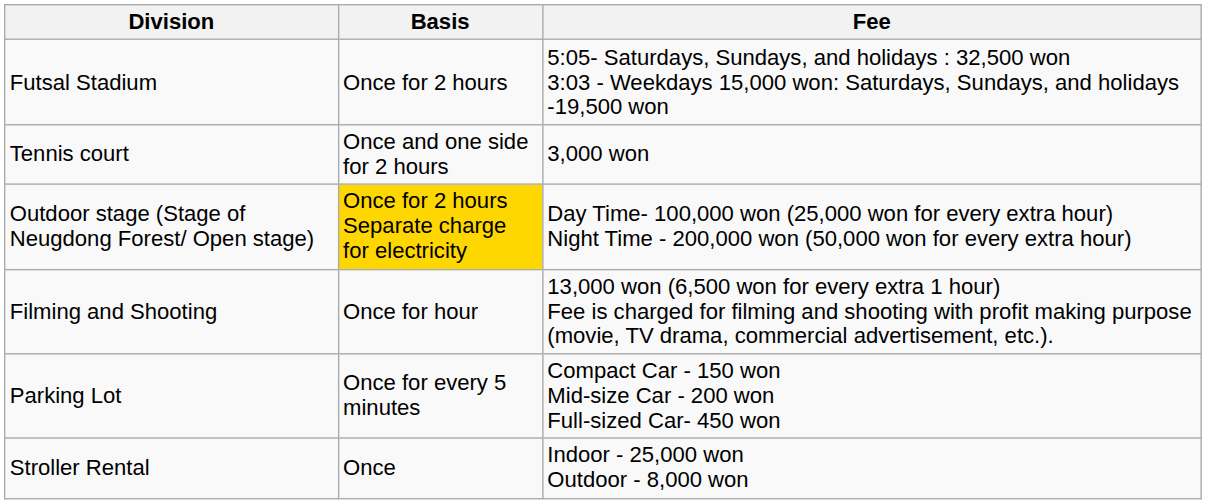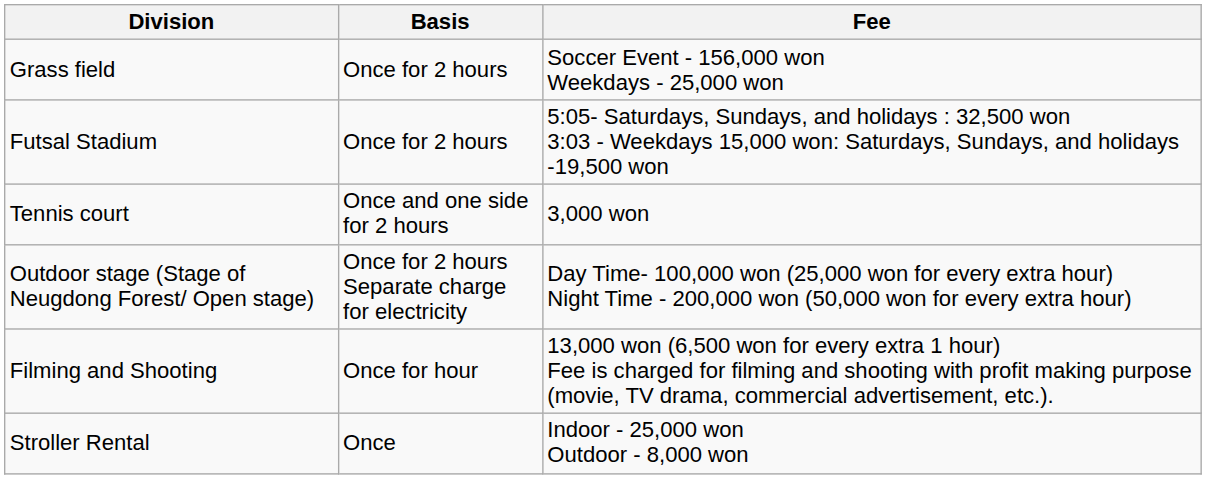+ row: (63, 69)
(425, 226) gold background -> (425, 286) no background
- row: (66, 395)
